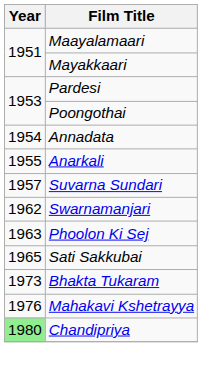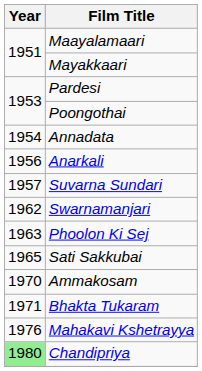(25, 161) 1955 -> (25, 161) 1956
+ row: (93, 281)
(25, 281) 1973 -> (25, 305) 1971
